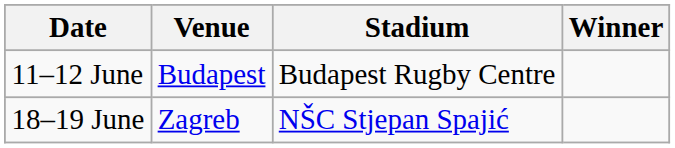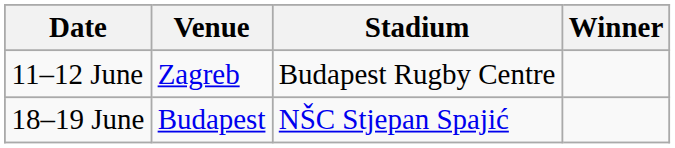(212, 73) Budapest -> (199, 73) Zagreb
(199, 119) Zagreb -> (212, 119) Budapest
